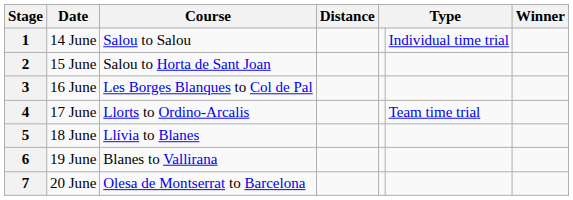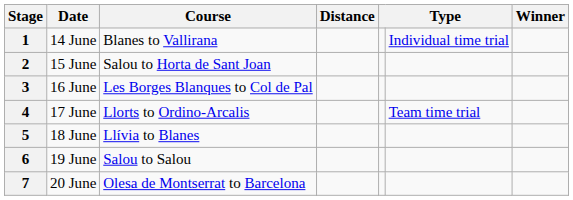(147, 40) Salou to Salou -> (160, 40) Blanes to Vallirana
(160, 159) Blanes to Vallirana -> (147, 159) Salou to Salou
